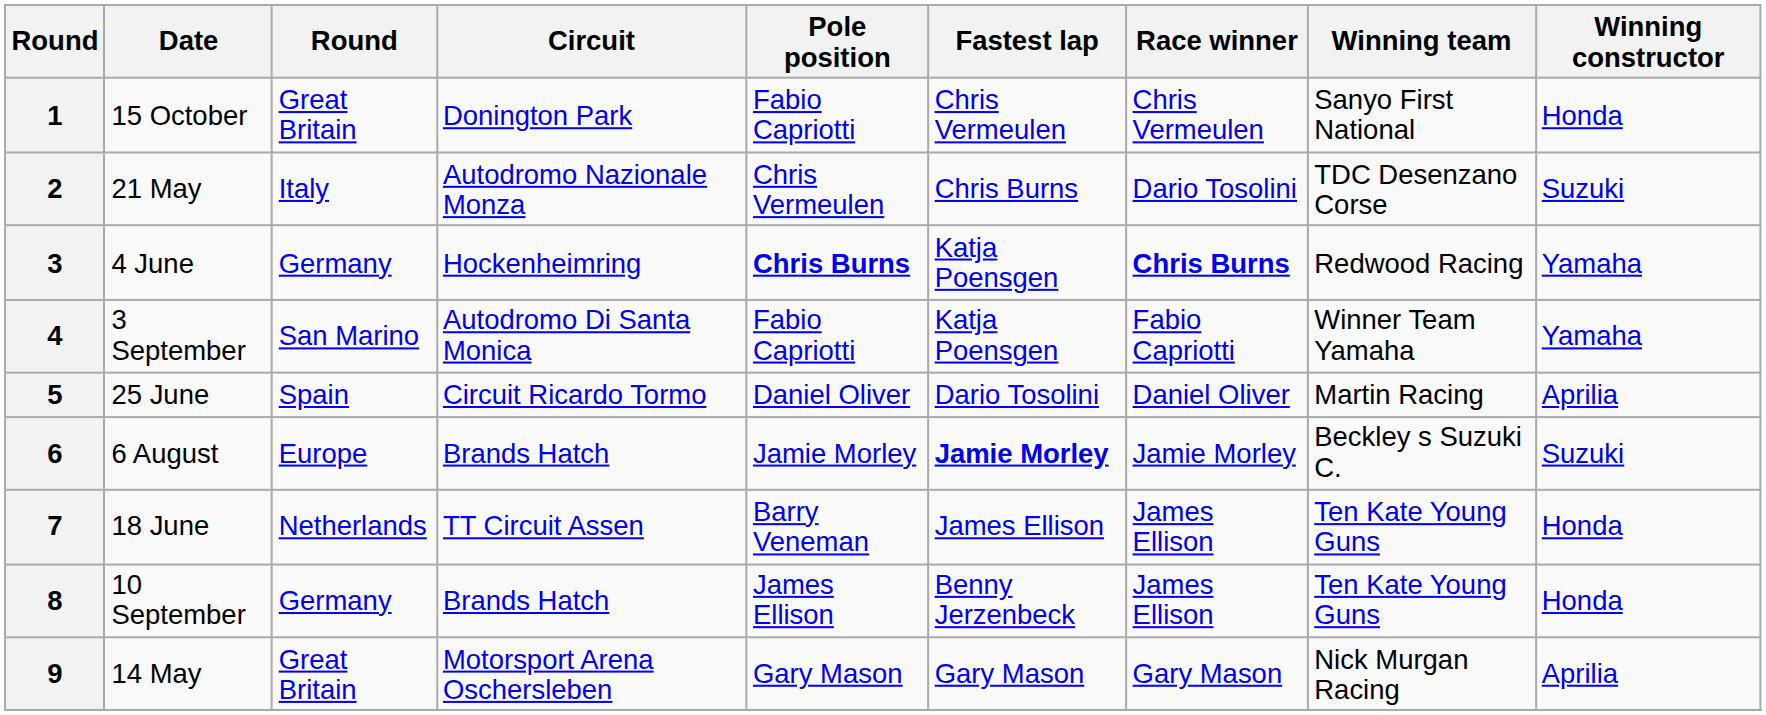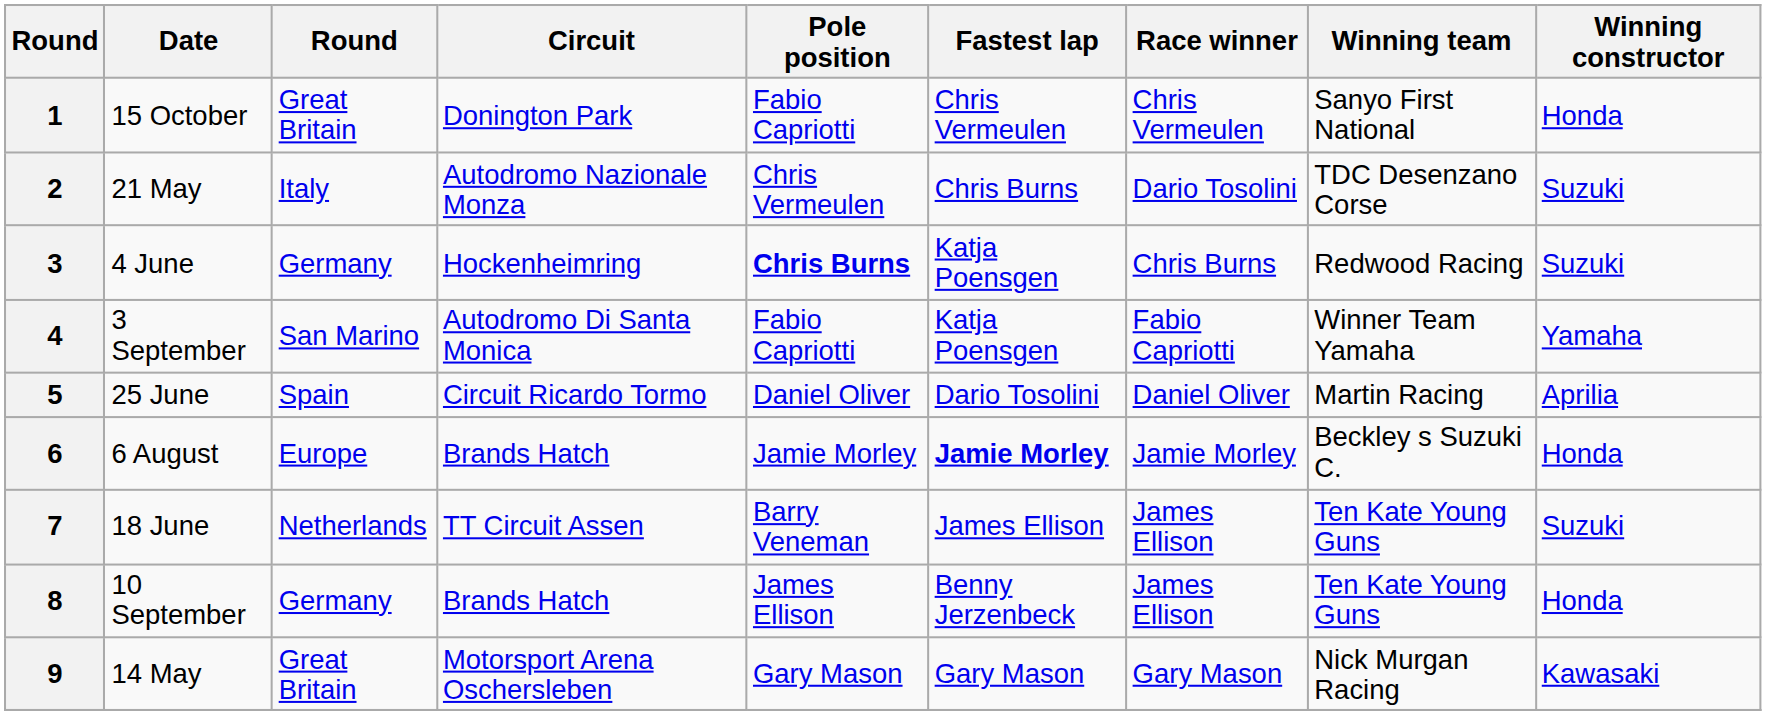(1211, 262) bold -> (1204, 262) normal
(1592, 262) Yamaha -> (1583, 262) Suzuki
(1583, 453) Suzuki -> (1582, 453) Honda
(1582, 526) Honda -> (1583, 526) Suzuki
(1580, 674) Aprilia -> (1601, 674) Kawasaki
